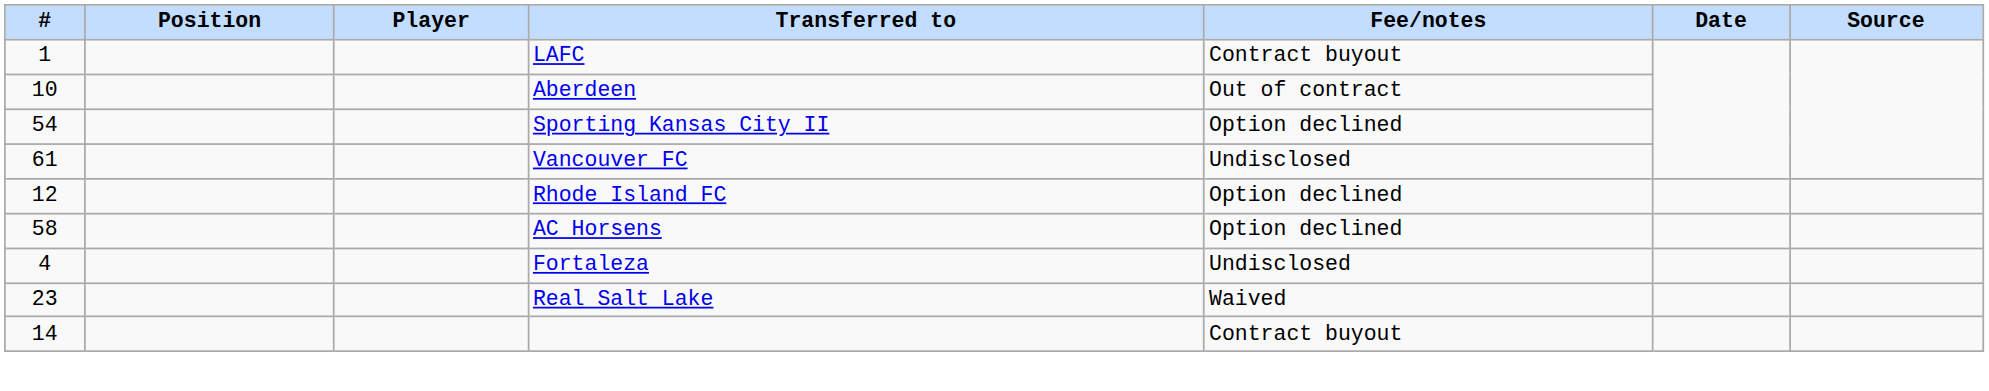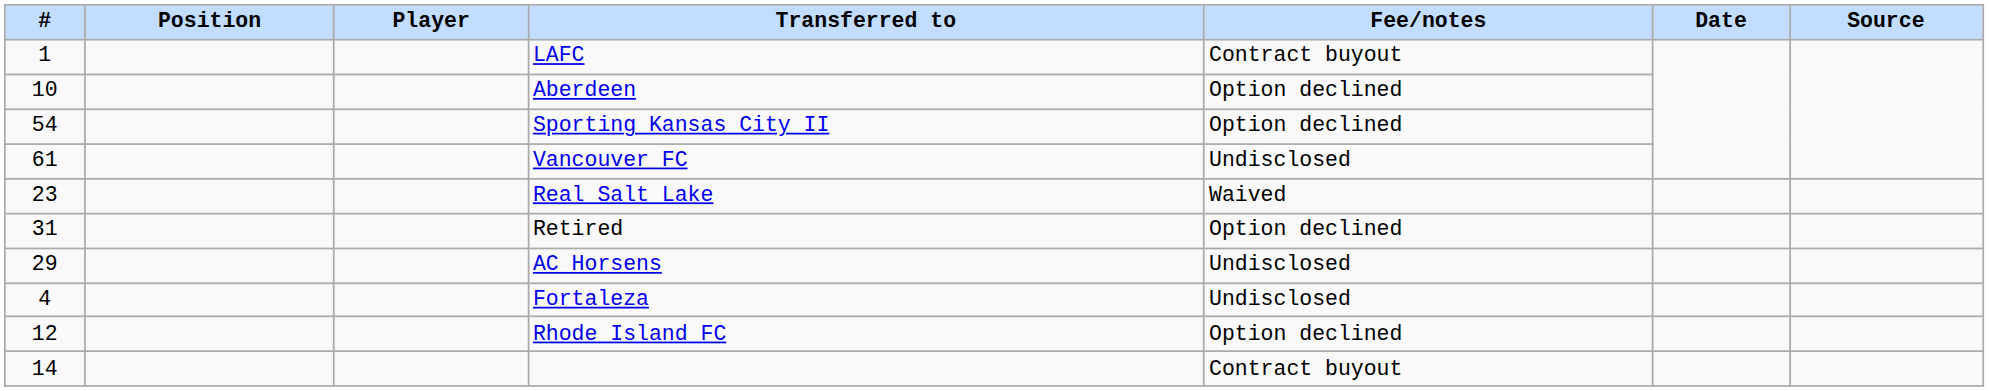(1306, 92) Out of contract -> (1306, 92) Option declined
rows swapped: (630, 196) <-> (623, 300)
+ row: (578, 231)
(45, 231) 58 -> (45, 265) 29
(1306, 231) Option declined -> (1280, 265) Undisclosed
